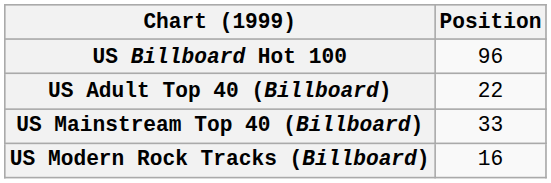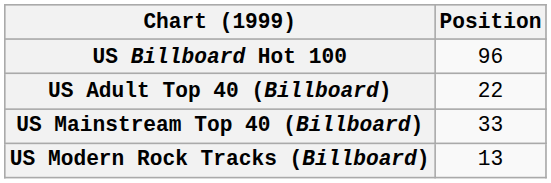(490, 160) 16 -> (490, 160) 13
